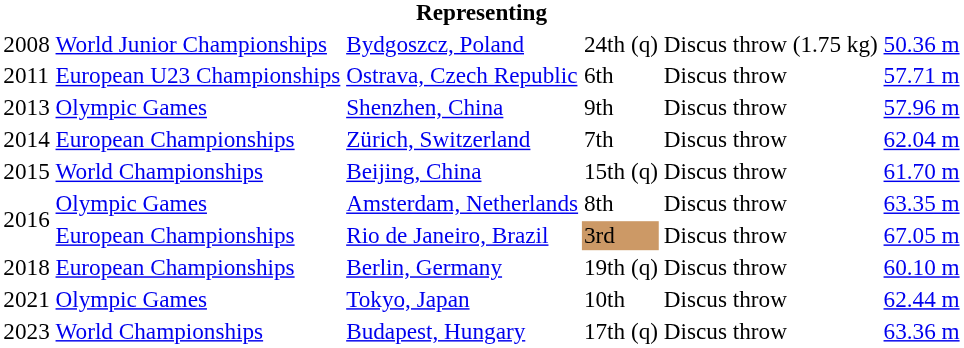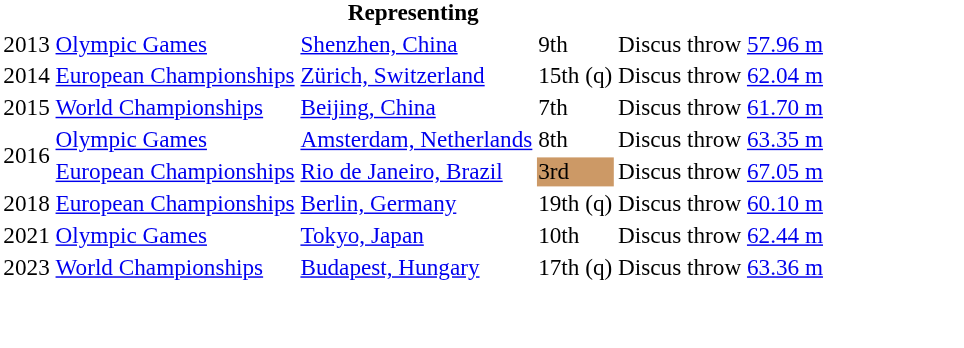- row: (435, 44)
- row: (462, 75)
(599, 139) 7th -> (575, 75) 15th (q)
(621, 171) 15th (q) -> (553, 107) 7th
